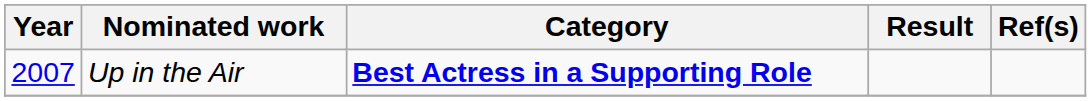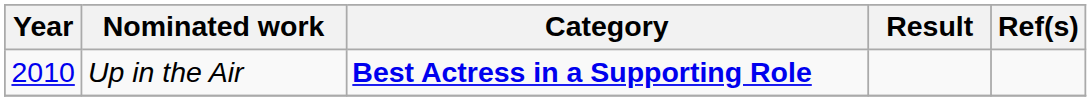(43, 72) 2007 -> (43, 72) 2010
